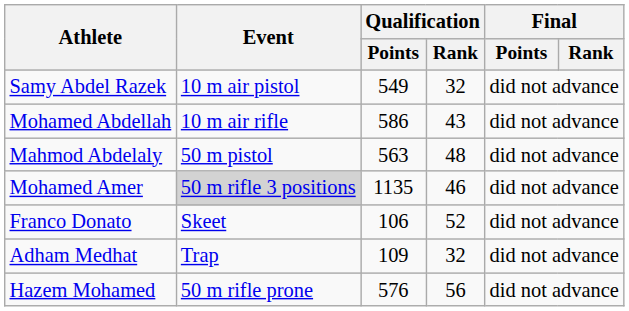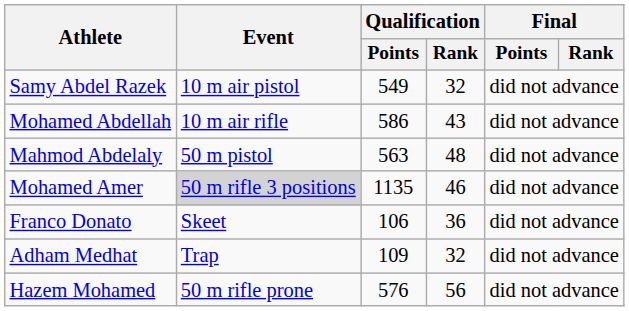(455, 222) 52 -> (455, 222) 36
